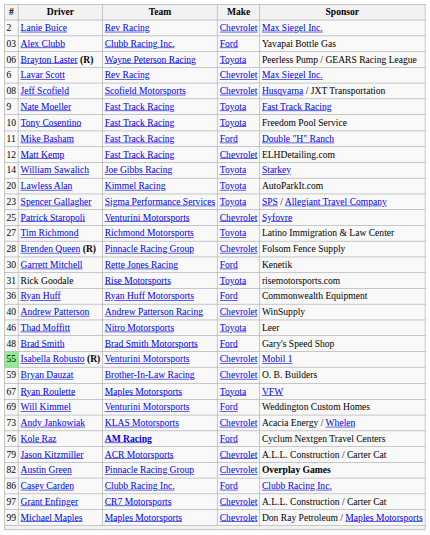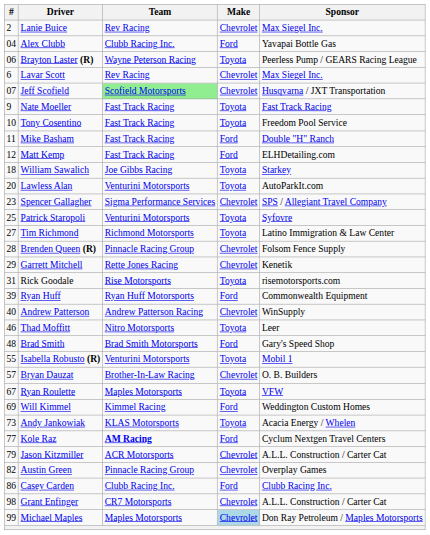(11, 44) 03 -> (11, 44) 04
(11, 91) 08 -> (11, 91) 07
(145, 91) no background -> (145, 91) lightgreen background
(239, 154) Chevrolet -> (229, 154) Ford
(11, 170) 14 -> (11, 170) 18
(135, 186) Kimmel Racing -> (147, 186) Venturini Motorsports
(233, 202) Toyota -> (239, 202) Chevrolet
(239, 217) Chevrolet -> (233, 217) Toyota
(11, 265) 30 -> (11, 265) 29
(229, 265) Ford -> (239, 265) Chevrolet
(11, 296) 36 -> (11, 296) 39
(11, 359) lightgreen background -> (11, 359) no background
(239, 359) Chevrolet -> (233, 359) Toyota
(11, 375) 59 -> (11, 375) 57
(147, 407) Venturini Motorsports -> (135, 407) Kimmel Racing
(239, 423) Chevrolet -> (233, 423) Toyota
(11, 438) 76 -> (11, 438) 77
(296, 470) bold -> (294, 470) normal
(11, 502) 97 -> (11, 502) 98
(239, 517) no background -> (239, 517) lightblue background
